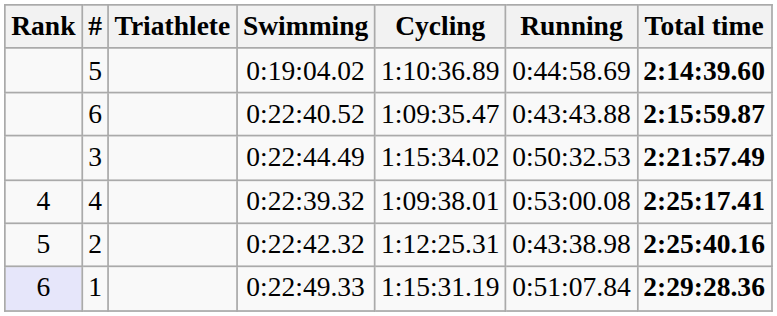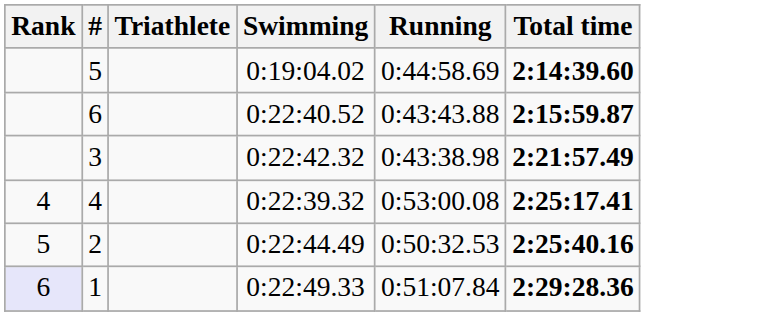- column: (440, 26)
(306, 157) 0:22:44.49 -> (306, 157) 0:22:42.32
(571, 157) 0:50:32.53 -> (440, 157) 0:43:38.98
(306, 244) 0:22:42.32 -> (306, 244) 0:22:44.49
(571, 244) 0:43:38.98 -> (440, 244) 0:50:32.53
